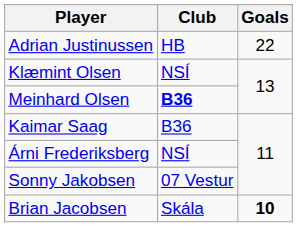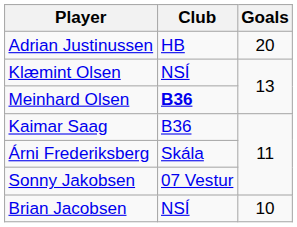(265, 45) 22 -> (265, 45) 20
(175, 153) NSÍ -> (182, 153) Skála
(182, 208) Skála -> (175, 208) NSÍ
(265, 208) bold -> (265, 208) normal
